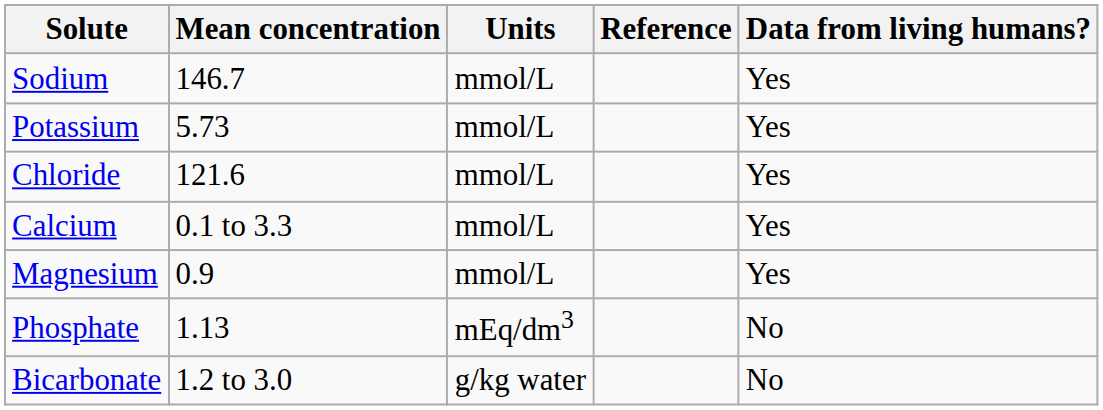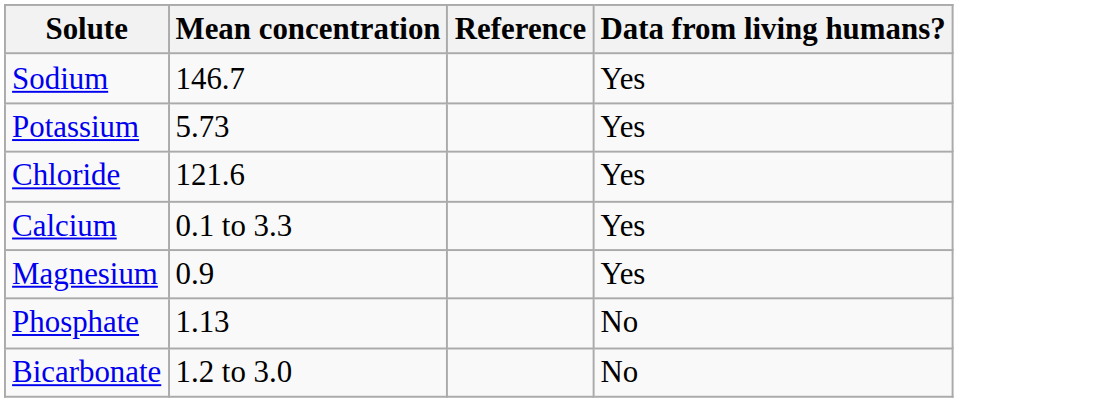- column: (520, 28)
